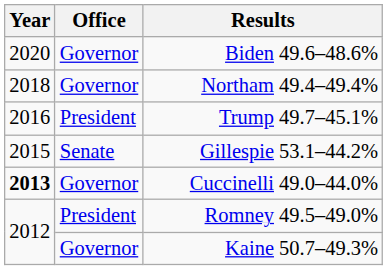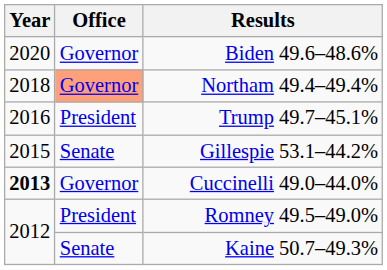(99, 85) no background -> (99, 85) lightsalmon background
(99, 248) Governor -> (87, 248) Senate
